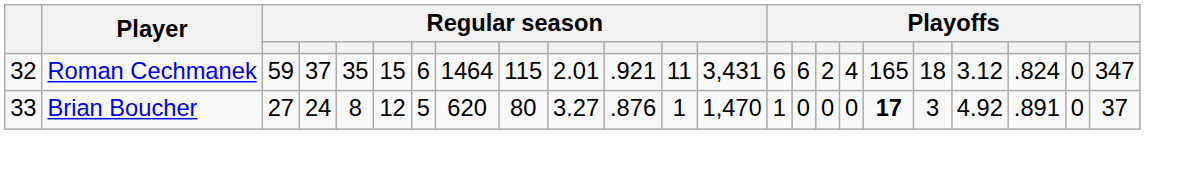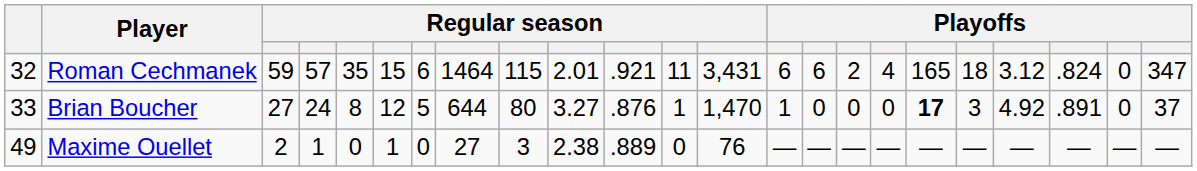(318, 71) 37 -> (318, 71) 57
(467, 109) 620 -> (467, 109) 644
+ row: (130, 146)
